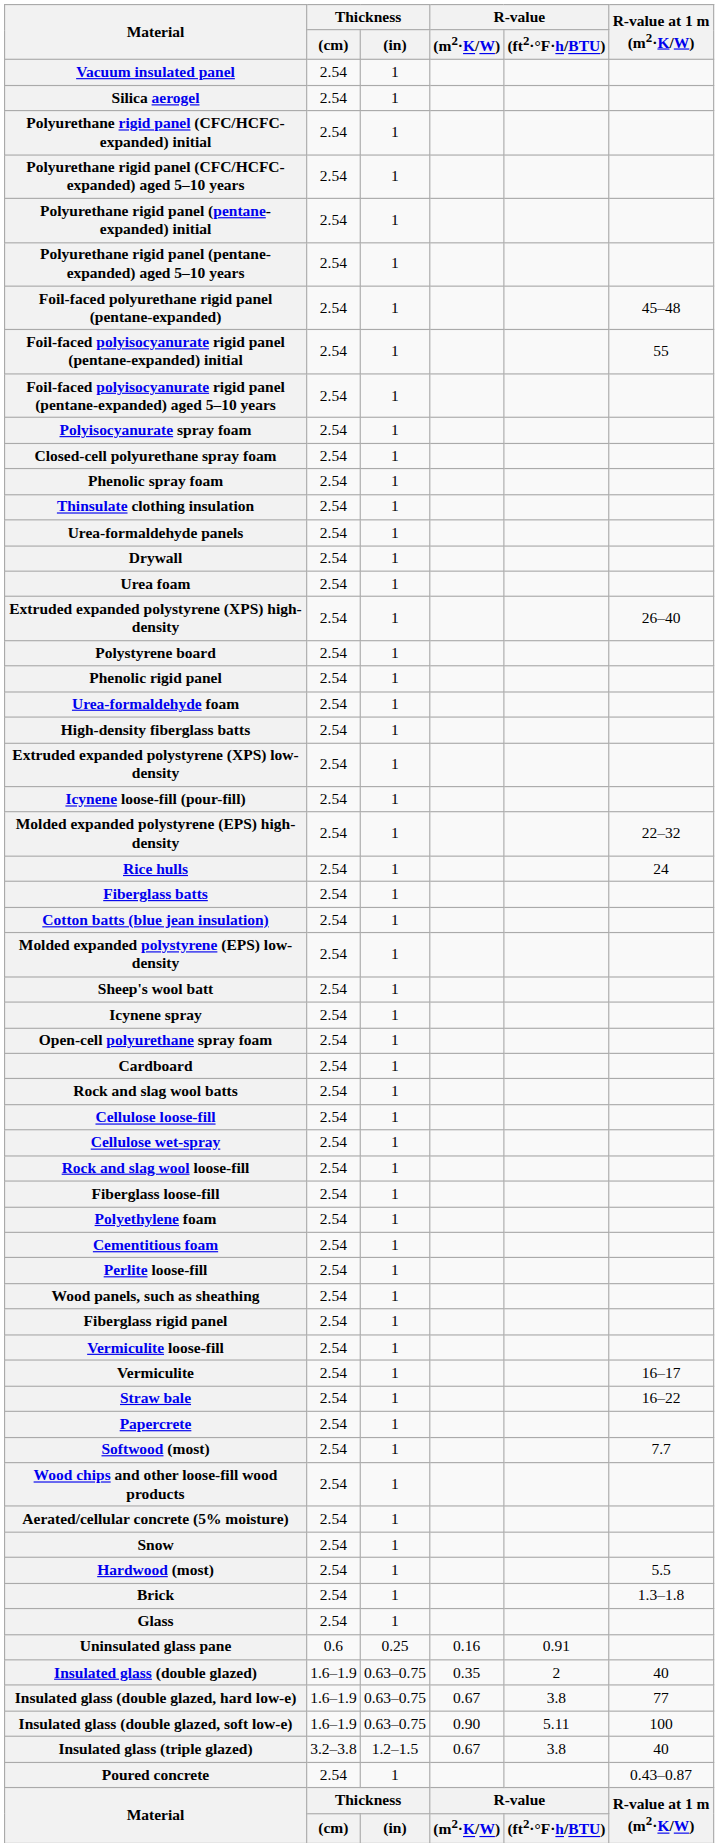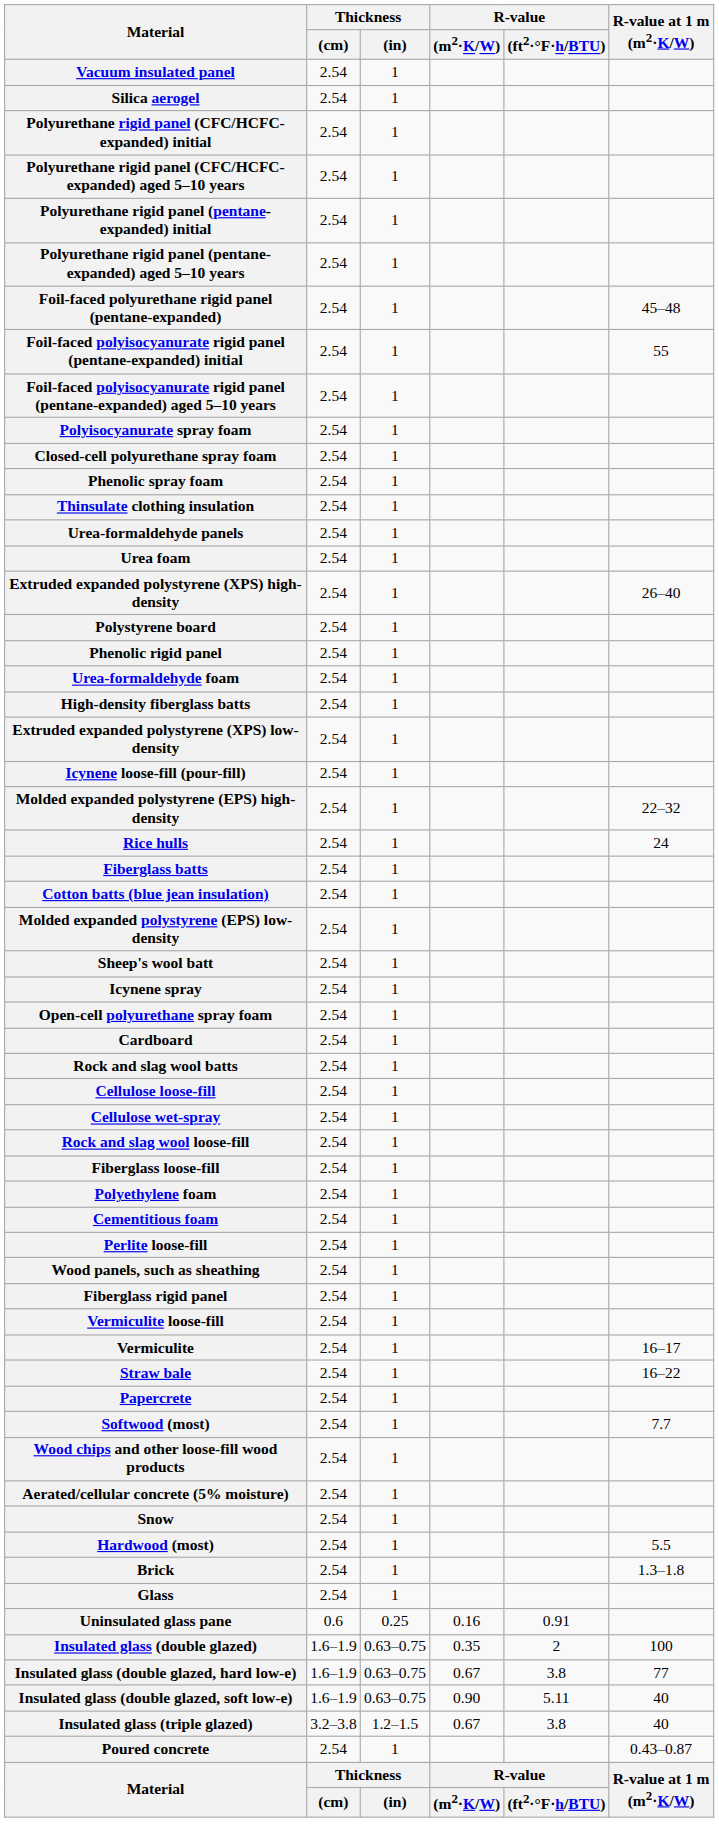- row: (156, 557)
(661, 1672) 40 -> (661, 1646) 100
(661, 1723) 100 -> (661, 1697) 40
